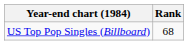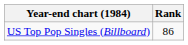(168, 31) 68 -> (168, 31) 86
